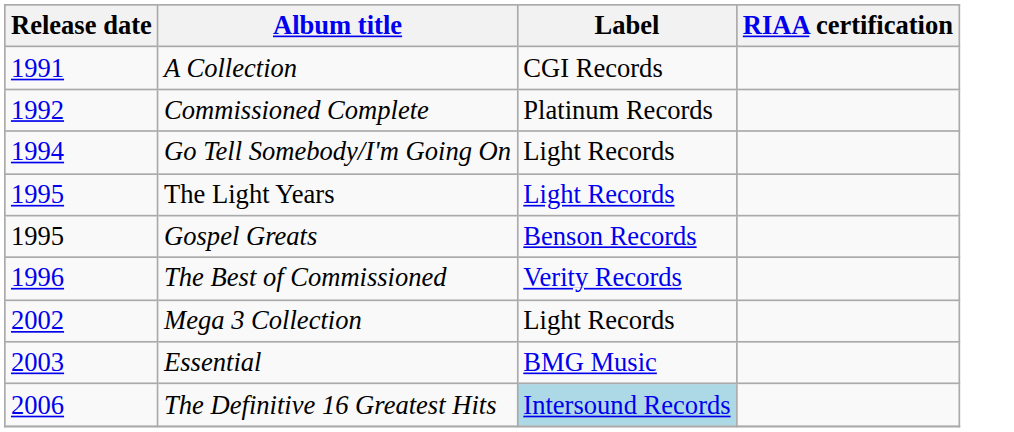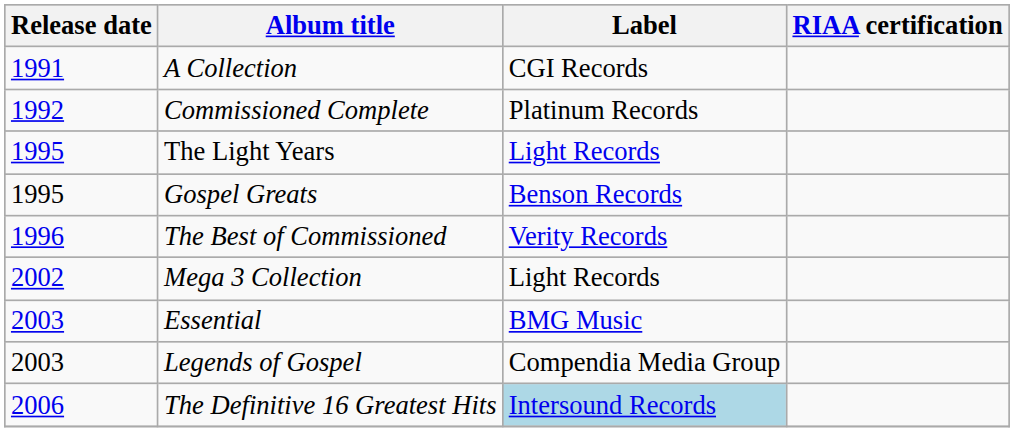- row: (338, 151)
+ row: (263, 362)
